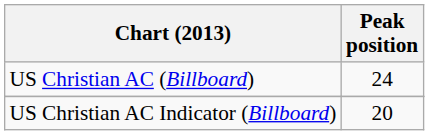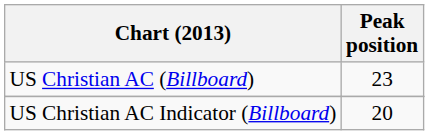(382, 79) 24 -> (382, 79) 23
